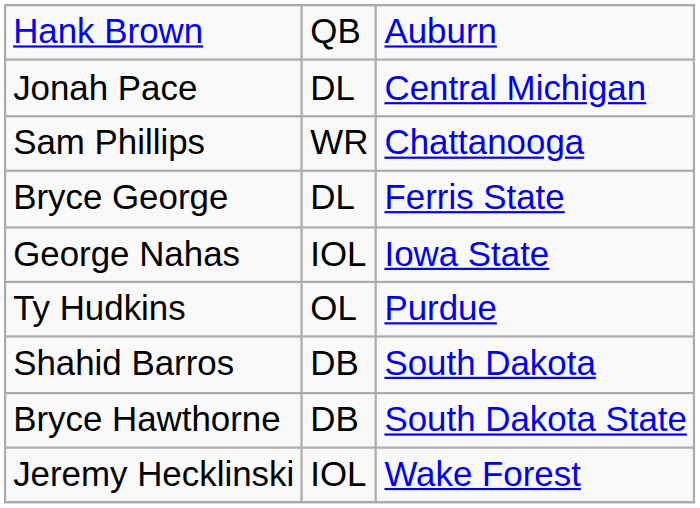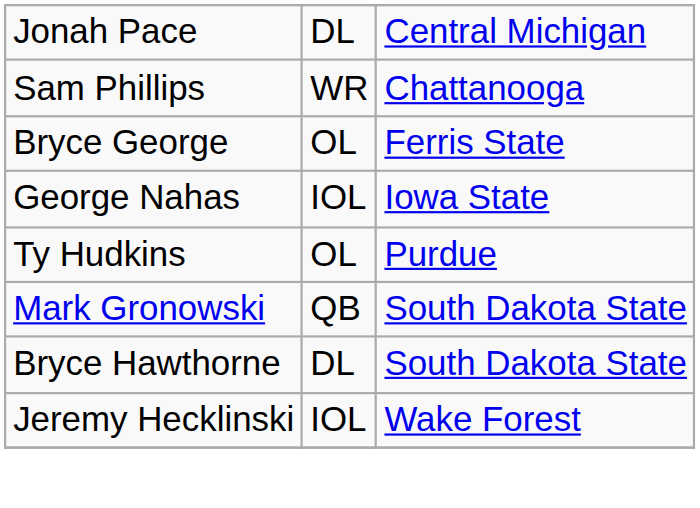- row: (108, 32)
(333, 198) DL -> (334, 142) OL
- row: (124, 364)
+ row: (139, 308)
(334, 419) DB -> (333, 364) DL
